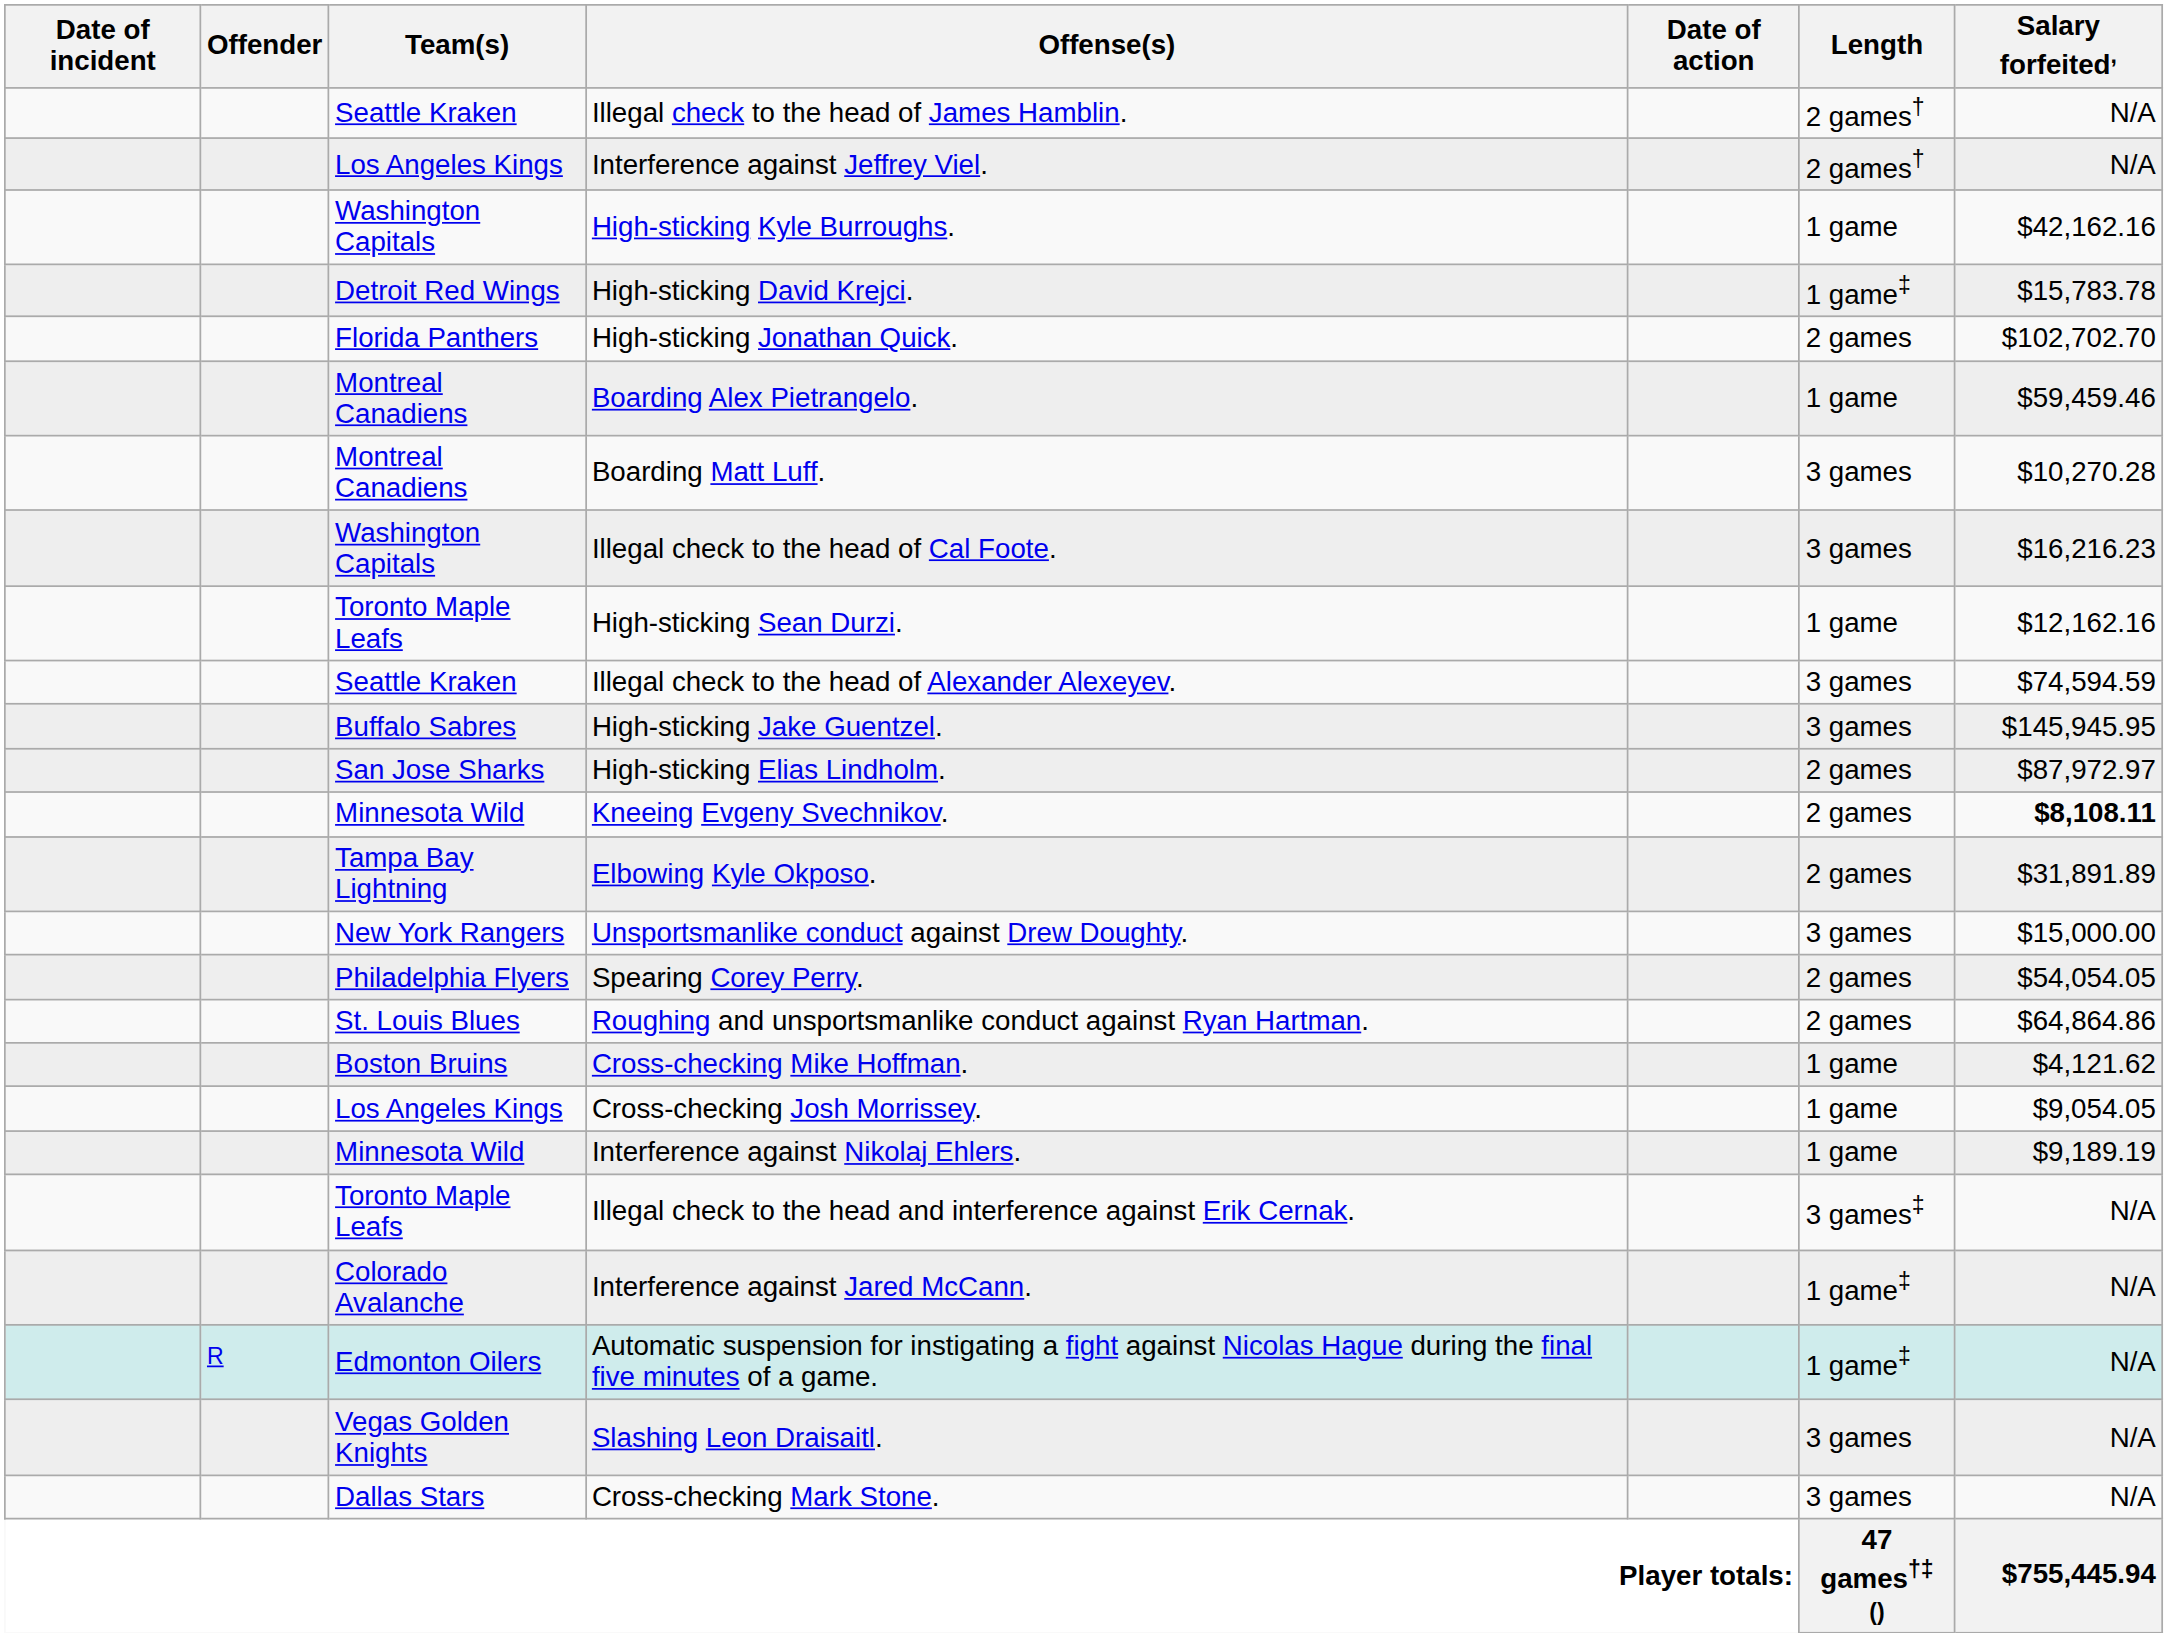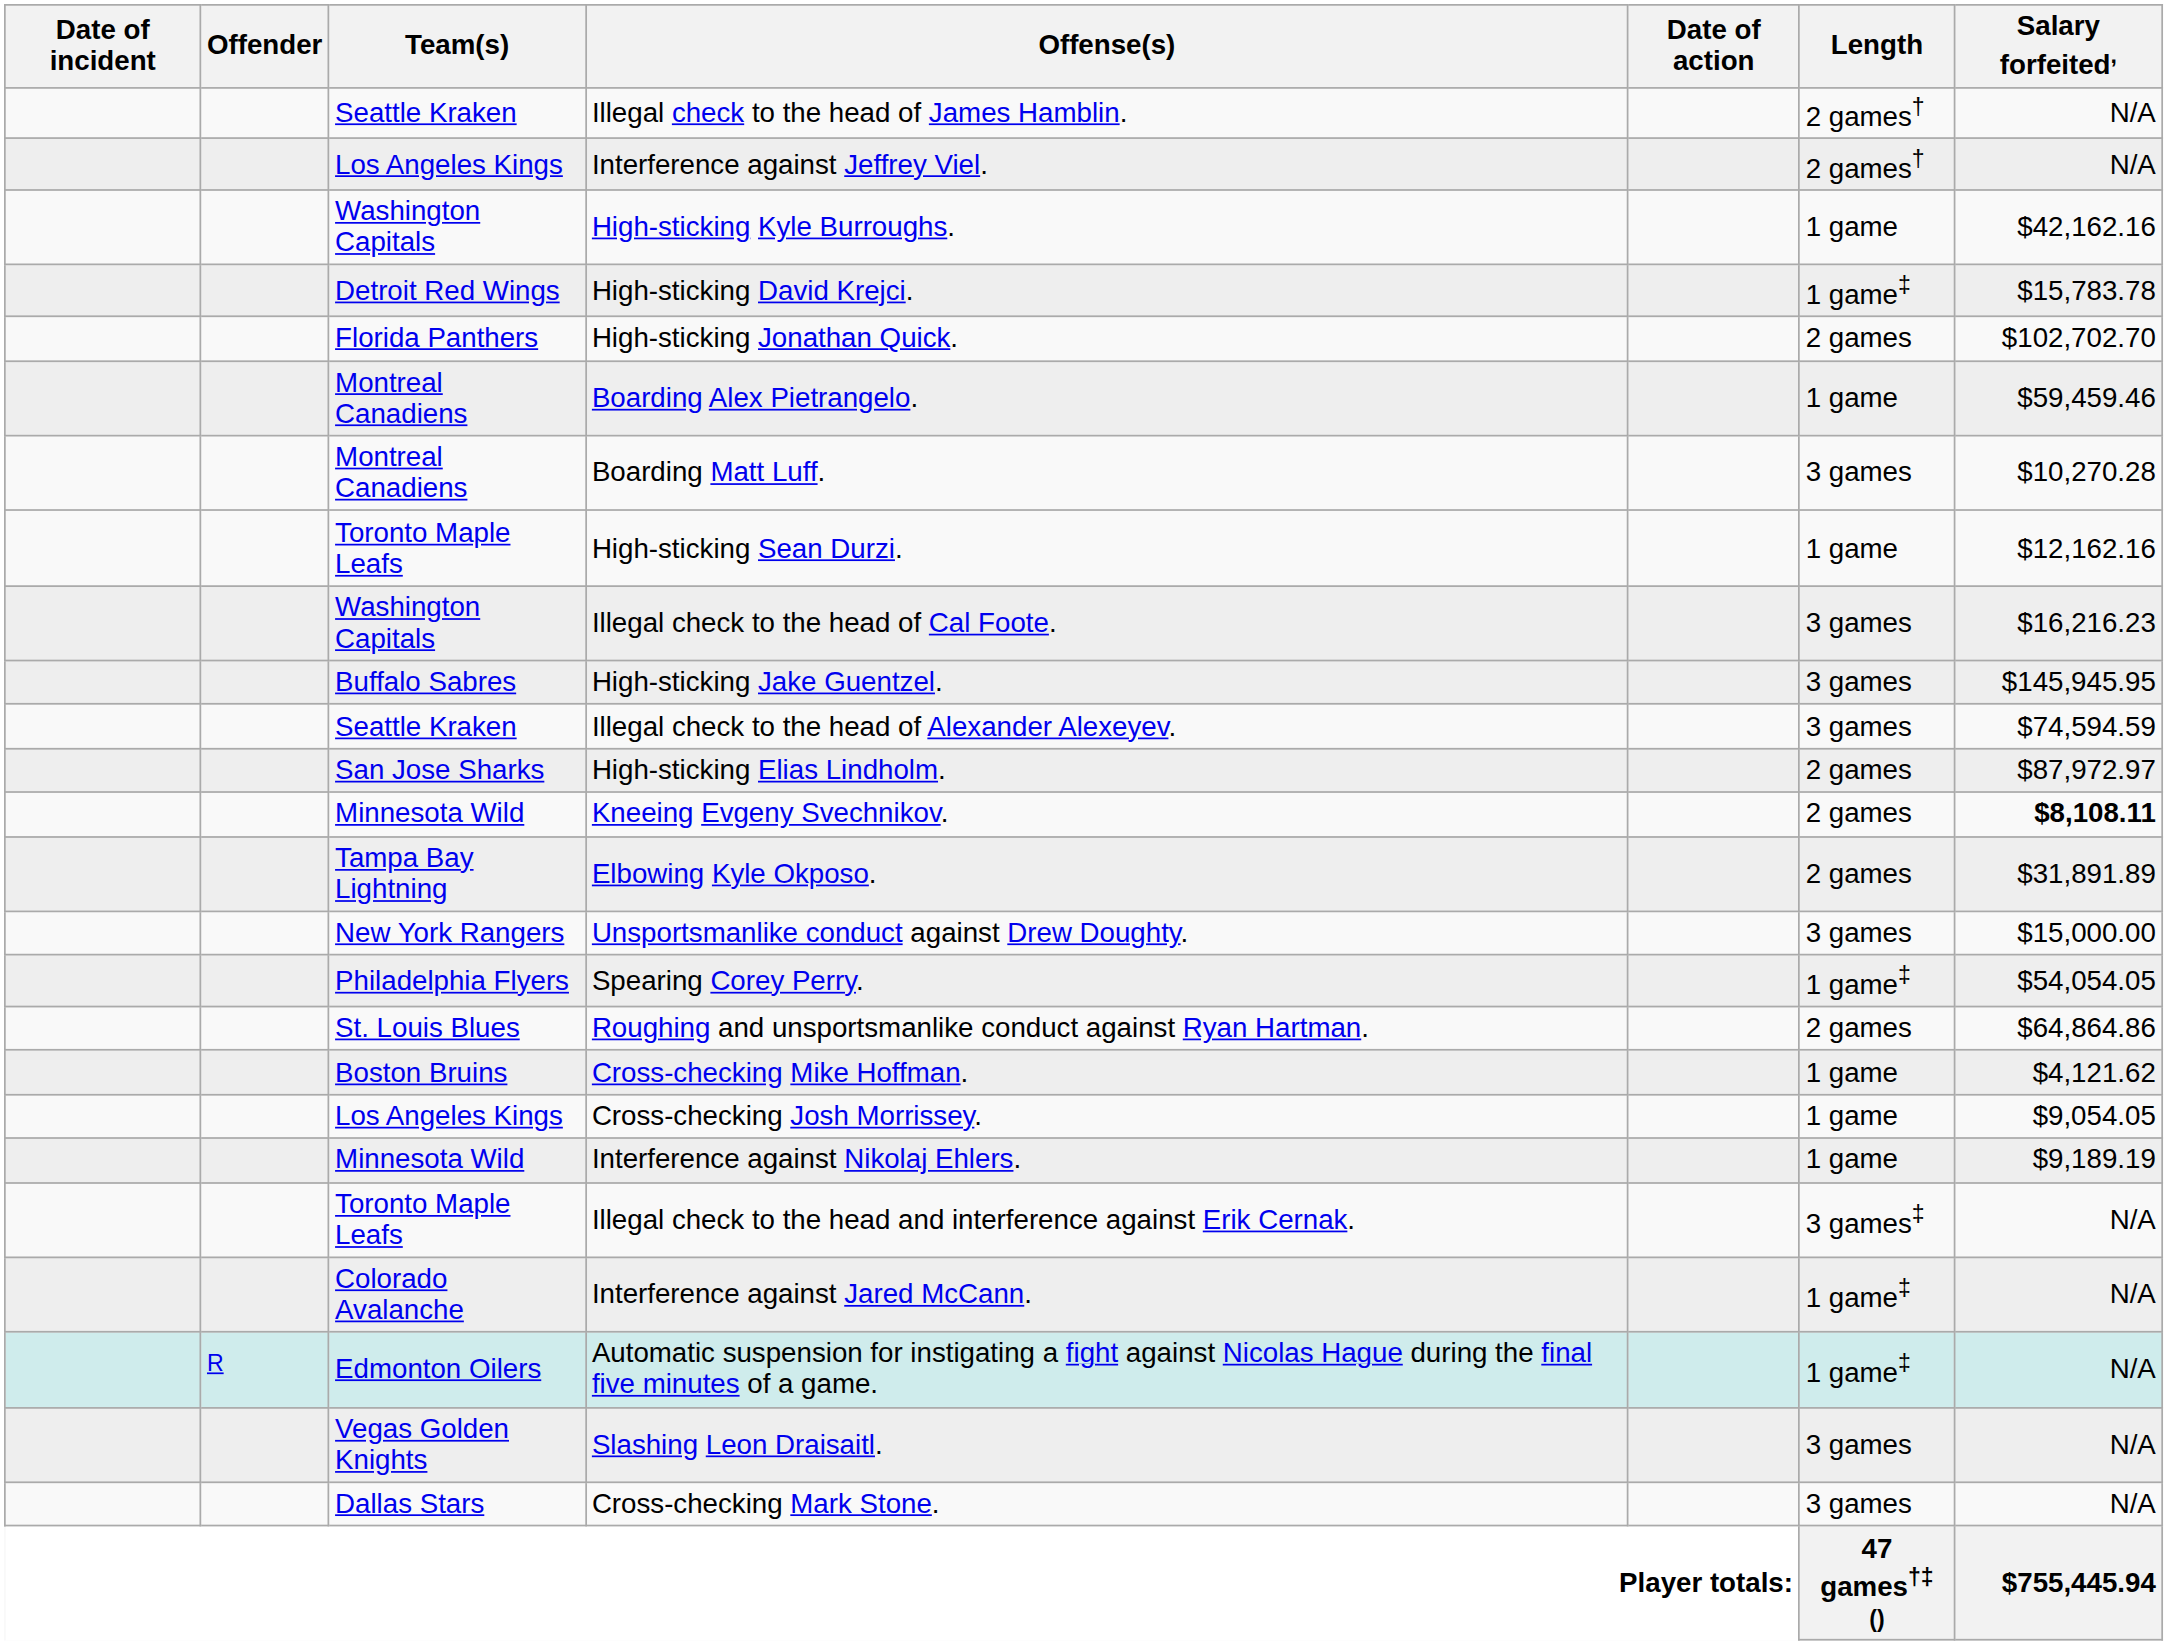rows swapped: (824, 547) <-> (747, 622)
rows swapped: (767, 726) <-> (884, 682)
(1859, 976) 2 games -> (1858, 980) 1 game‡
